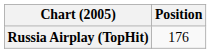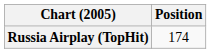(179, 37) 176 -> (179, 37) 174
